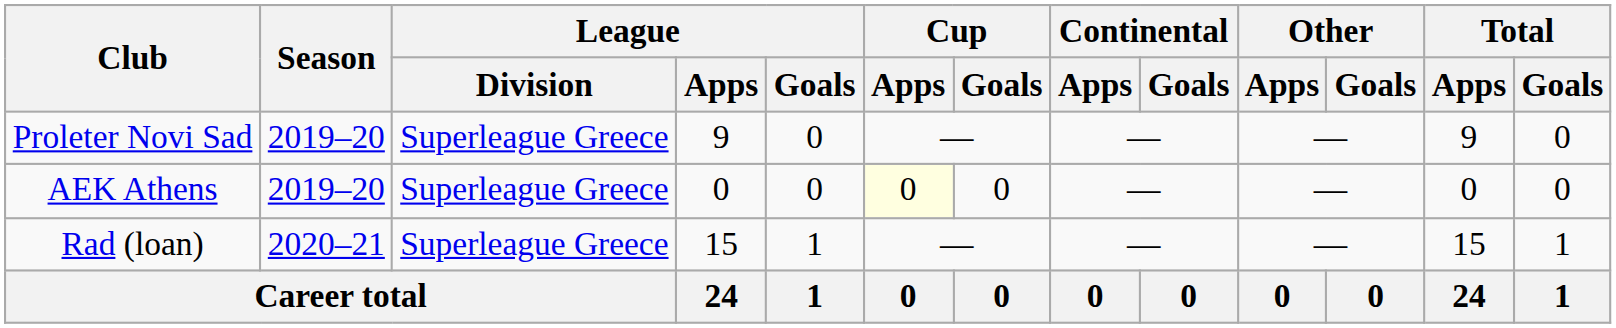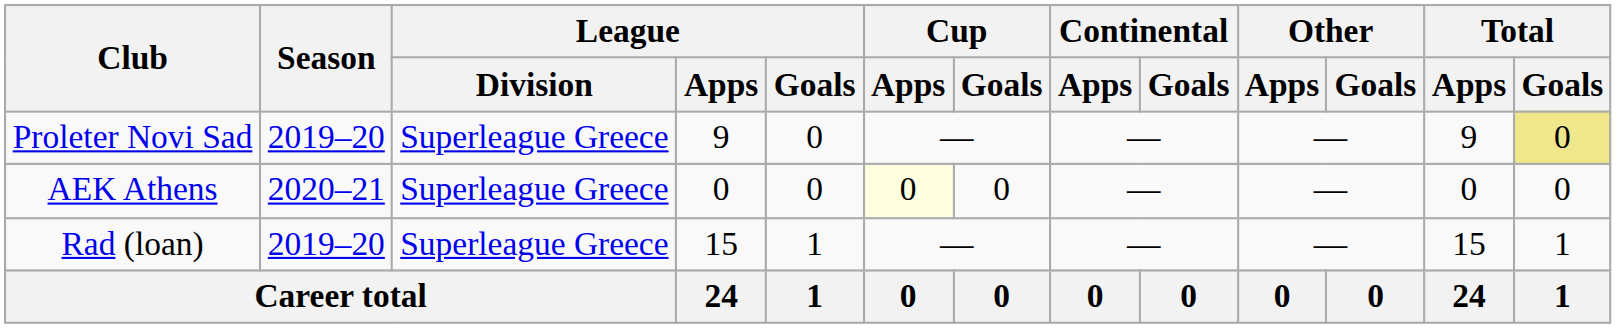(1562, 137) no background -> (1562, 137) khaki background
(326, 190) 2019–20 -> (326, 190) 2020–21
(326, 243) 2020–21 -> (326, 243) 2019–20
